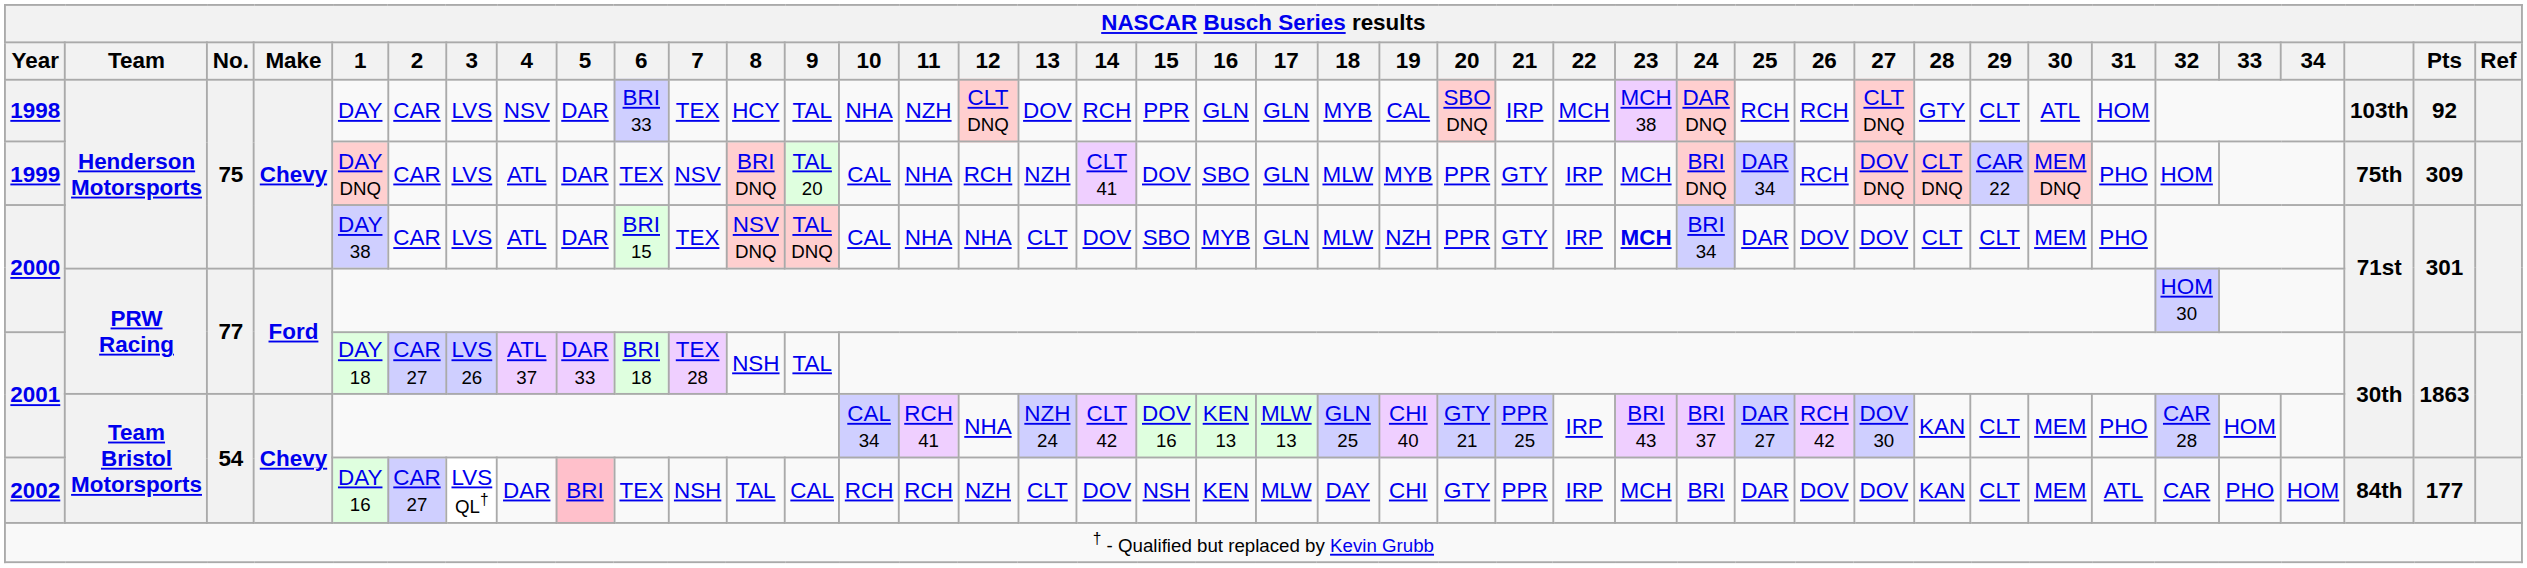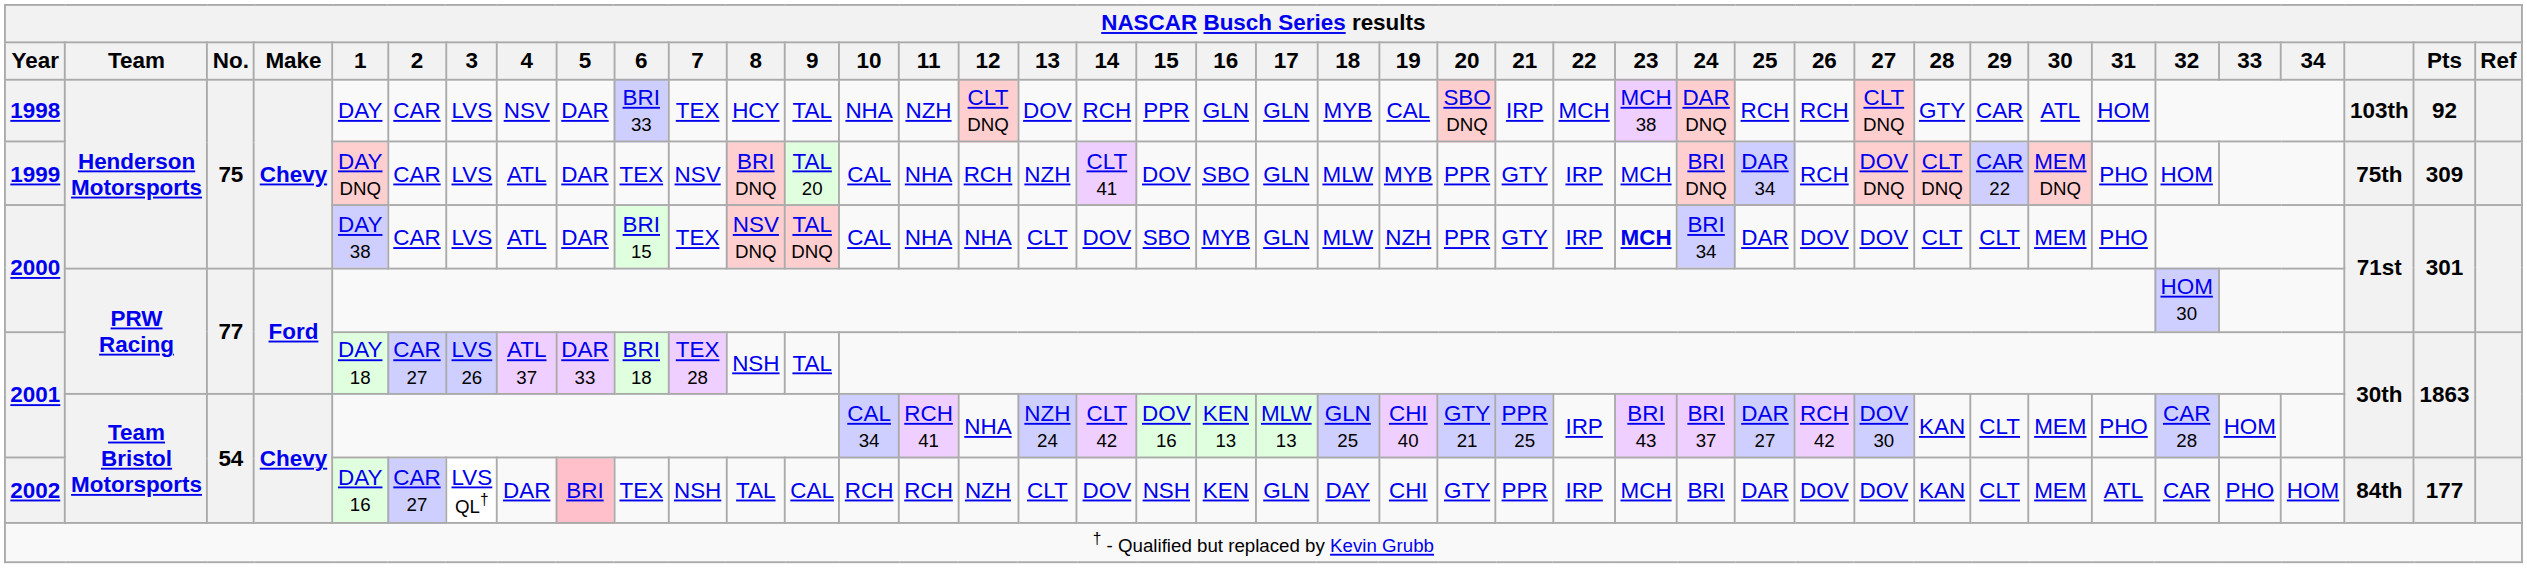(2000, 111) CLT -> (2000, 111) CAR
(1286, 491) MLW -> (1286, 491) GLN
